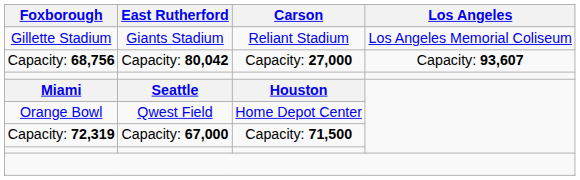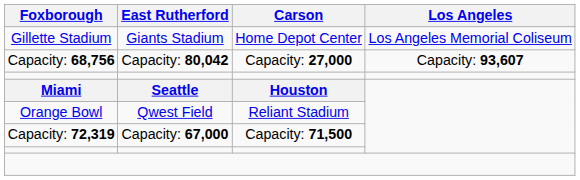(299, 38) Reliant Stadium -> (299, 38) Home Depot Center
(299, 112) Home Depot Center -> (299, 112) Reliant Stadium
